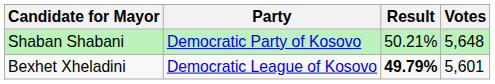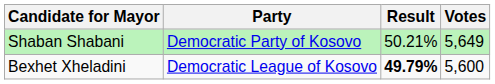(464, 41) 5,648 -> (464, 41) 5,649
(464, 66) 5,601 -> (464, 66) 5,600
